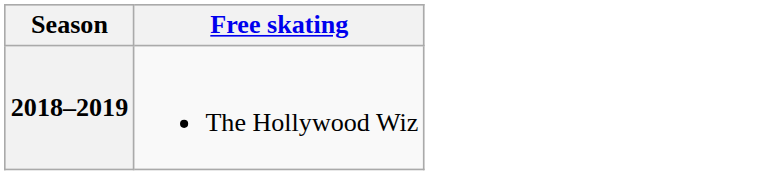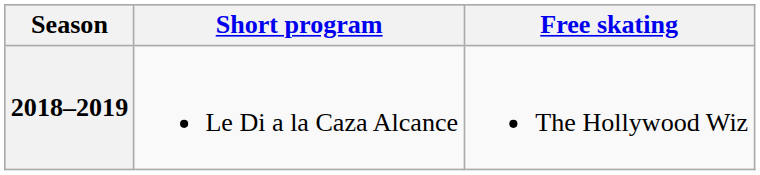+ column: (299, 25)
